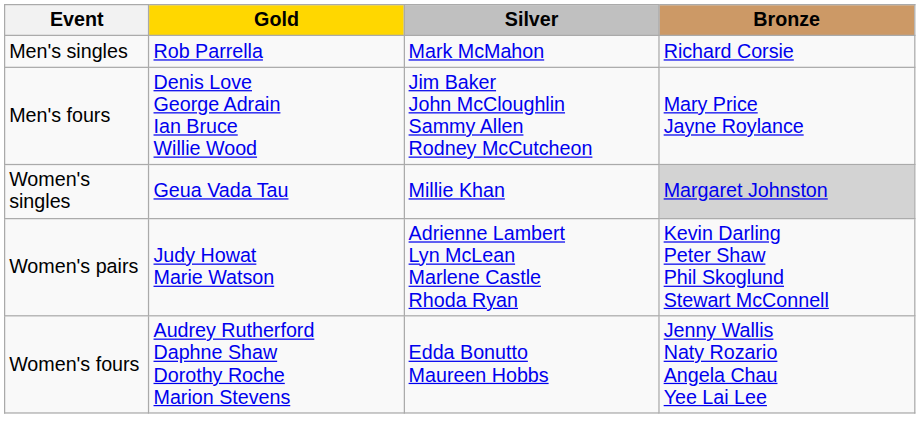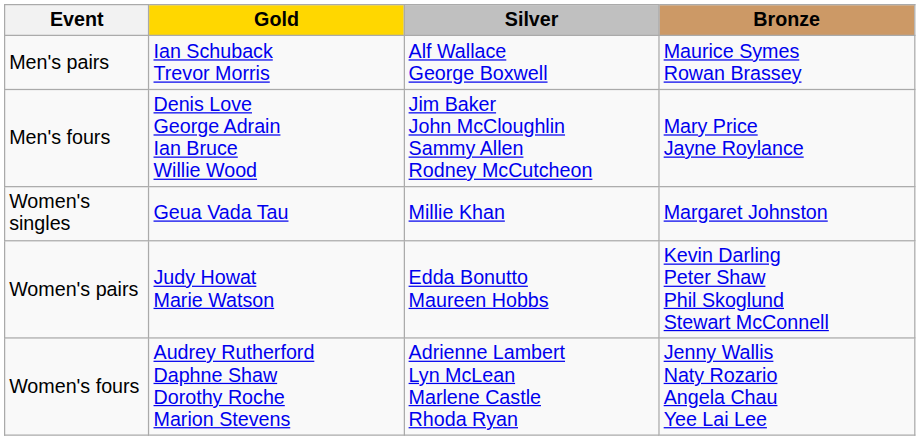- row: (68, 51)
+ row: (59, 62)
(746, 191) lightgrey background -> (746, 213) no background
(487, 266) Adrienne Lambert Lyn McLean Marlene Castle Rhoda Ryan -> (479, 288) Edda Bonutto Maureen Hobbs
(479, 364) Edda Bonutto Maureen Hobbs -> (487, 386) Adrienne Lambert Lyn McLean Marlene Castle Rhoda Ryan
